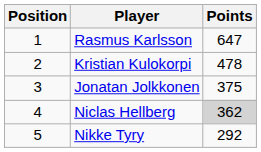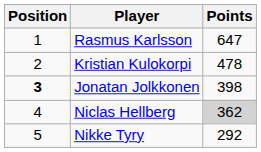(38, 87) normal -> (38, 87) bold
(230, 87) 375 -> (230, 87) 398
